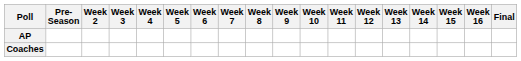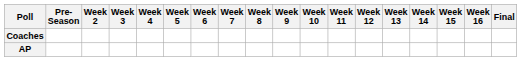rows swapped: (25, 36) <-> (25, 50)
